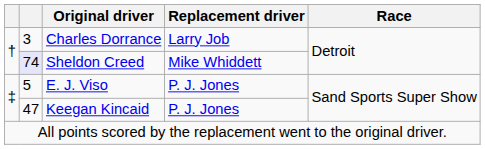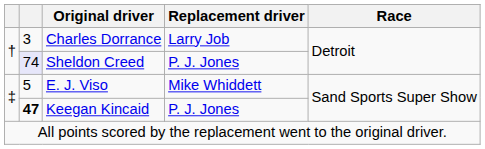(215, 62) Mike Whiddett -> (204, 62) P. J. Jones
(204, 86) P. J. Jones -> (215, 86) Mike Whiddett
(31, 109) normal -> (31, 109) bold
